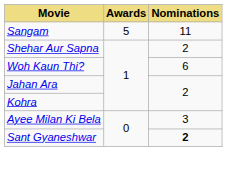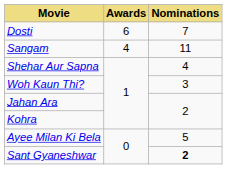+ row: (20, 31)
(126, 31) 5 -> (126, 48) 4
(185, 48) 2 -> (185, 66) 4
(185, 66) 6 -> (185, 84) 3
(185, 119) 3 -> (185, 137) 5
